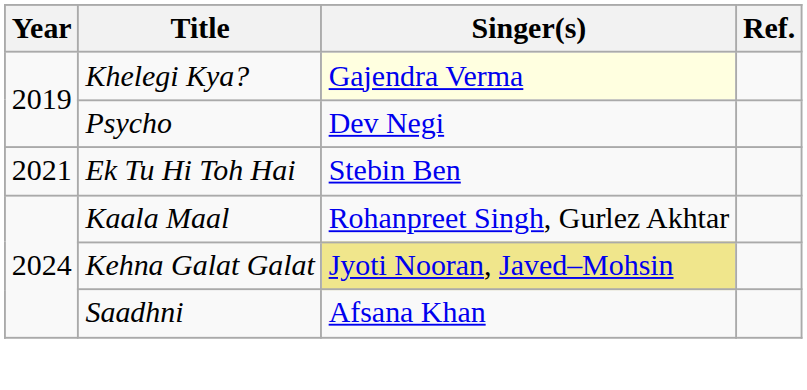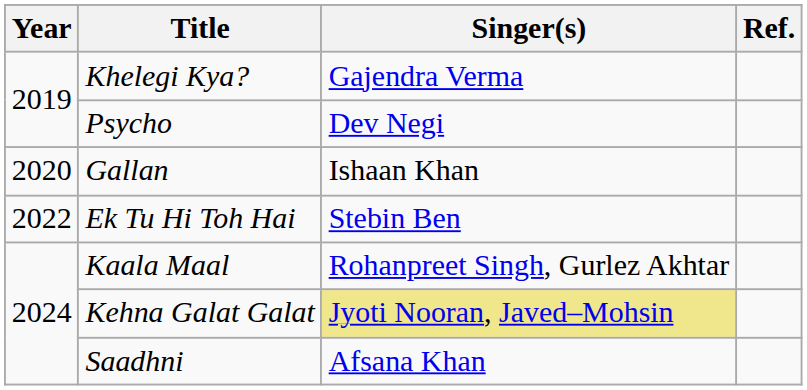(426, 75) lightyellow background -> (426, 75) no background
+ row: (127, 170)
(42, 170) 2021 -> (42, 218) 2022
